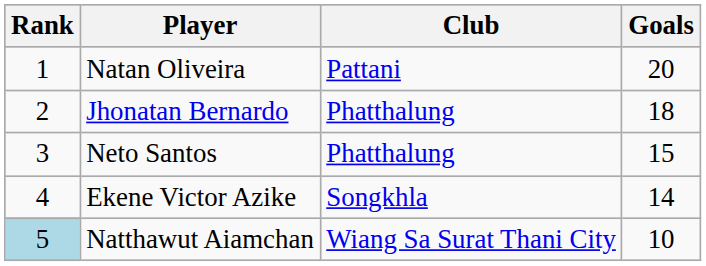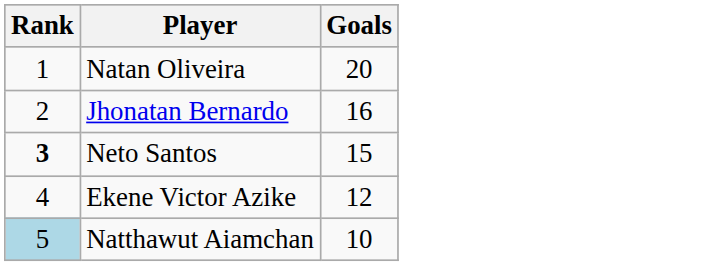- column: (471, 25)
(661, 111) 18 -> (359, 111) 16
(42, 153) normal -> (42, 153) bold
(661, 196) 14 -> (359, 196) 12
